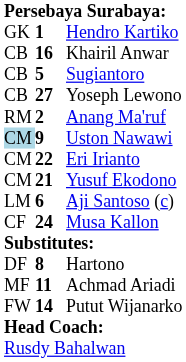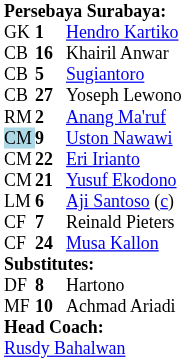+ row: (120, 222)
(43, 285) 11 -> (44, 306) 10
- row: (124, 306)
